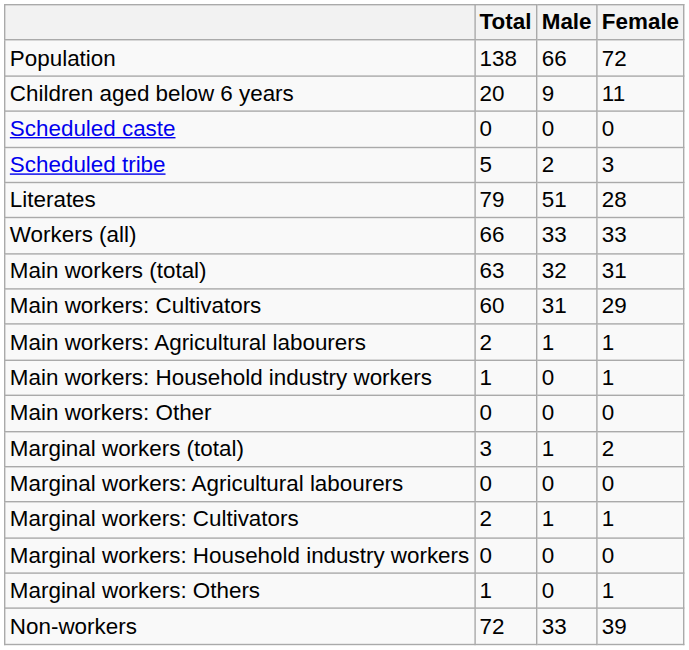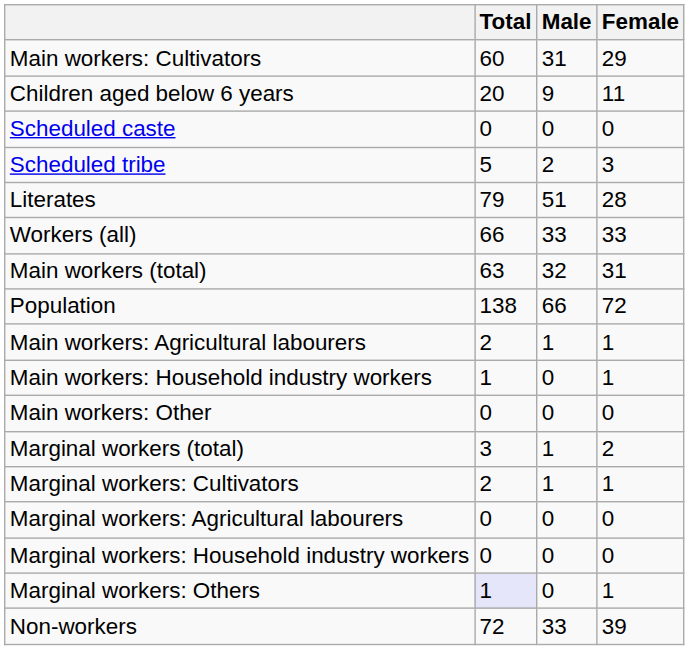rows swapped: (63, 57) <-> (136, 306)
rows swapped: (154, 519) <-> (207, 484)
(486, 590) no background -> (486, 590) lavender background
